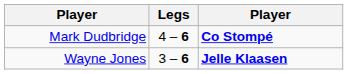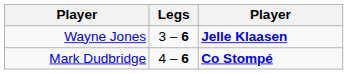rows swapped: (98, 36) <-> (105, 58)
